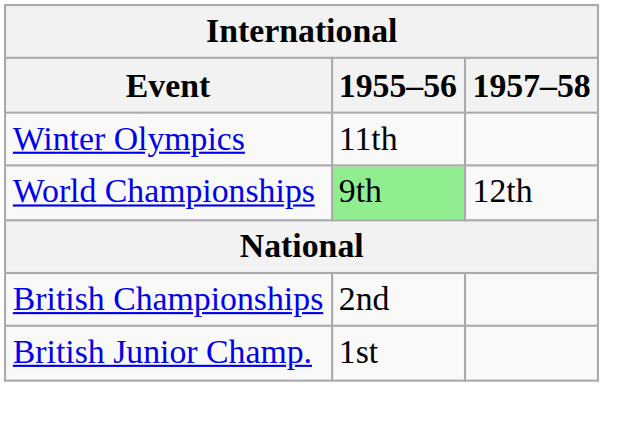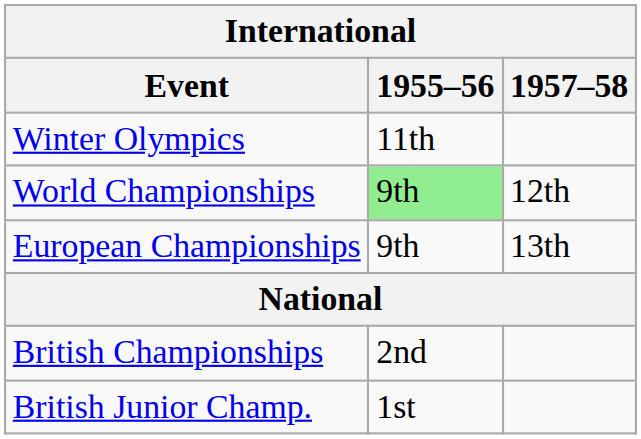+ row: (187, 245)
